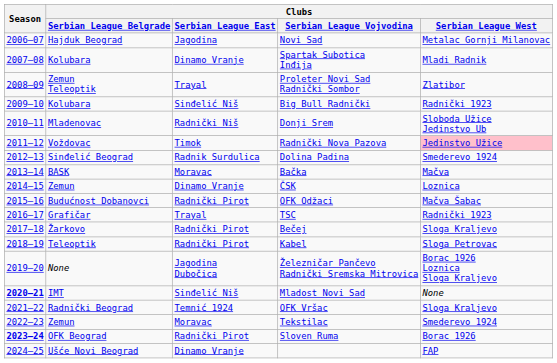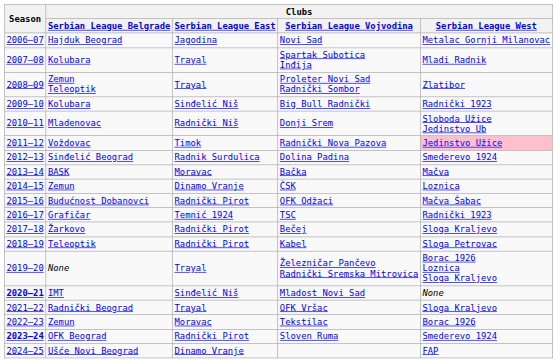(209, 60) Dinamo Vranje -> (191, 60) Trayal
(191, 215) Trayal -> (204, 215) Temnić 1924
(196, 268) Jagodina Dubočica -> (191, 268) Trayal
(204, 307) Temnić 1924 -> (191, 307) Trayal
(460, 322) Smederevo 1924 -> (449, 322) Borac 1926
(449, 336) Borac 1926 -> (460, 336) Smederevo 1924
